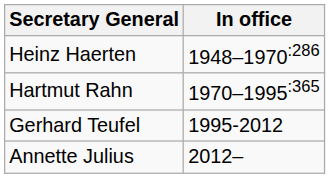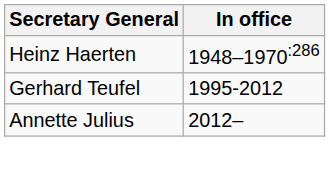- row: (71, 91)
